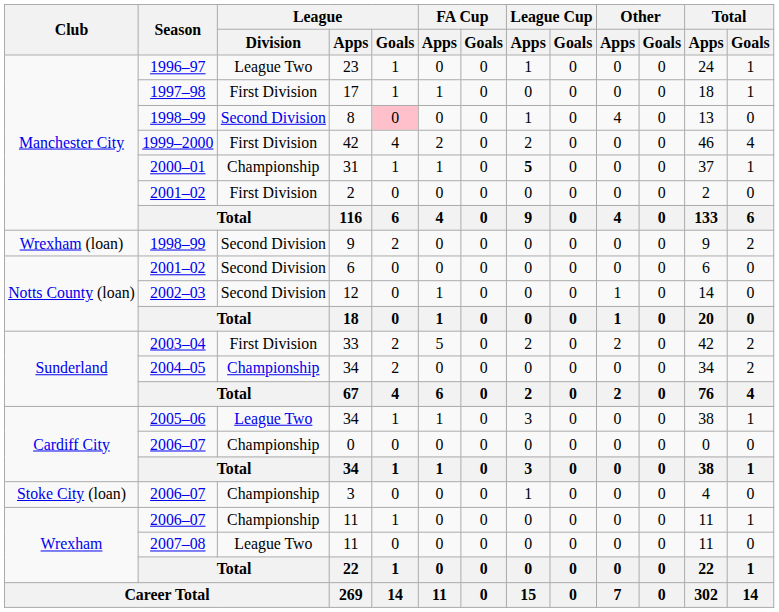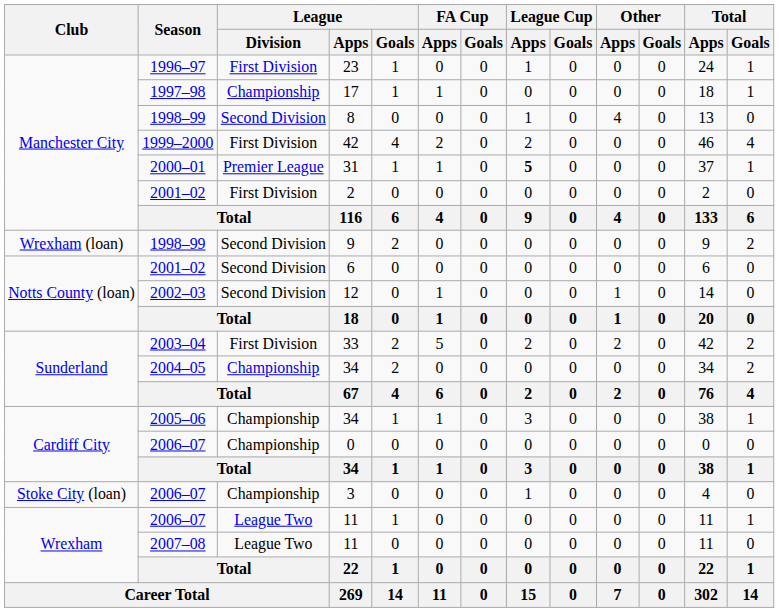(273, 67) League Two -> (273, 67) First Division
(273, 92) First Division -> (273, 92) Championship
(395, 117) pink background -> (395, 117) no background
(273, 167) Championship -> (273, 167) Premier League
(273, 419) League Two -> (273, 419) Championship
(273, 519) Championship -> (273, 519) League Two
